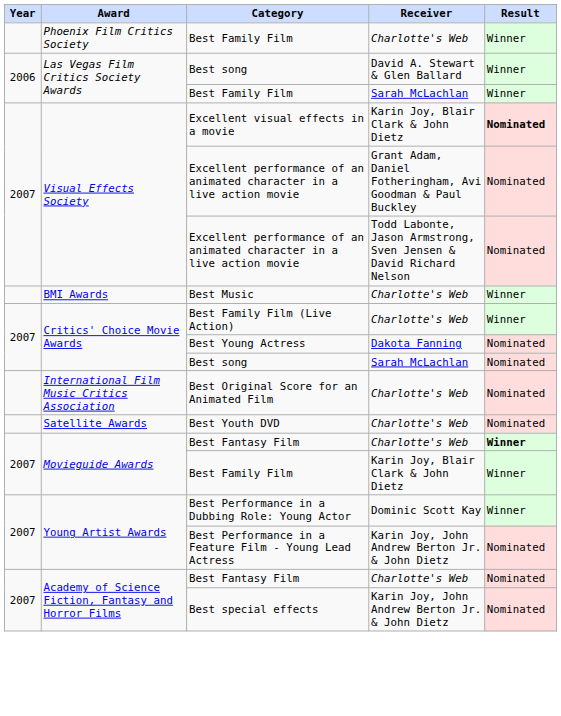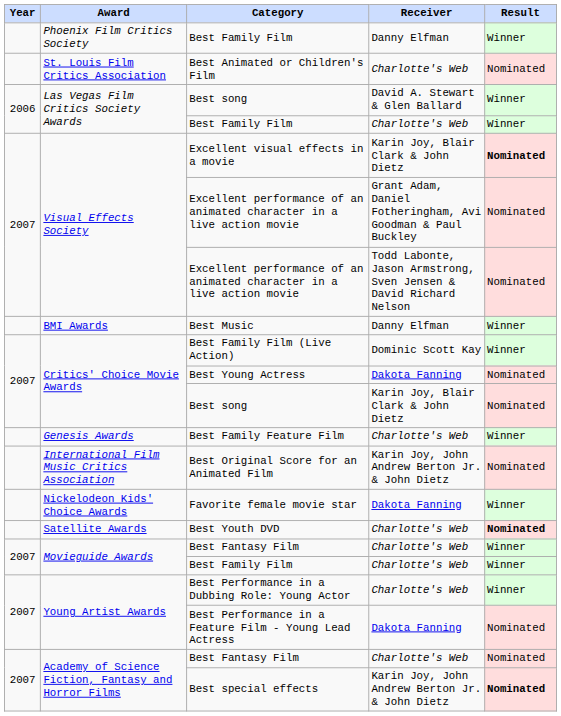(420, 38) Charlotte's Web -> (410, 38) Danny Elfman
+ row: (105, 69)
(420, 93) Sarah McLachlan -> (420, 124) Charlotte's Web
(420, 294) Charlotte's Web -> (410, 325) Danny Elfman
(420, 319) Charlotte's Web -> (426, 350) Dominic Scott Kay
(420, 361) Sarah McLachlan -> (423, 405) Karin Joy, Blair Clark & John Dietz
+ row: (89, 436)
(420, 392) Charlotte's Web -> (426, 467) Karin Joy, John Andrew Berton Jr. & John Dietz
+ row: (98, 505)
(516, 423) normal -> (516, 529) bold
(506, 441) bold -> (506, 547) normal
(423, 472) Karin Joy, Blair Clark & John Dietz -> (420, 565) Charlotte's Web
(426, 510) Dominic Scott Kay -> (420, 590) Charlotte's Web
(426, 547) Karin Joy, John Andrew Berton Jr. & John Dietz -> (417, 627) Dakota Fanning
(516, 609) normal -> (516, 689) bold
